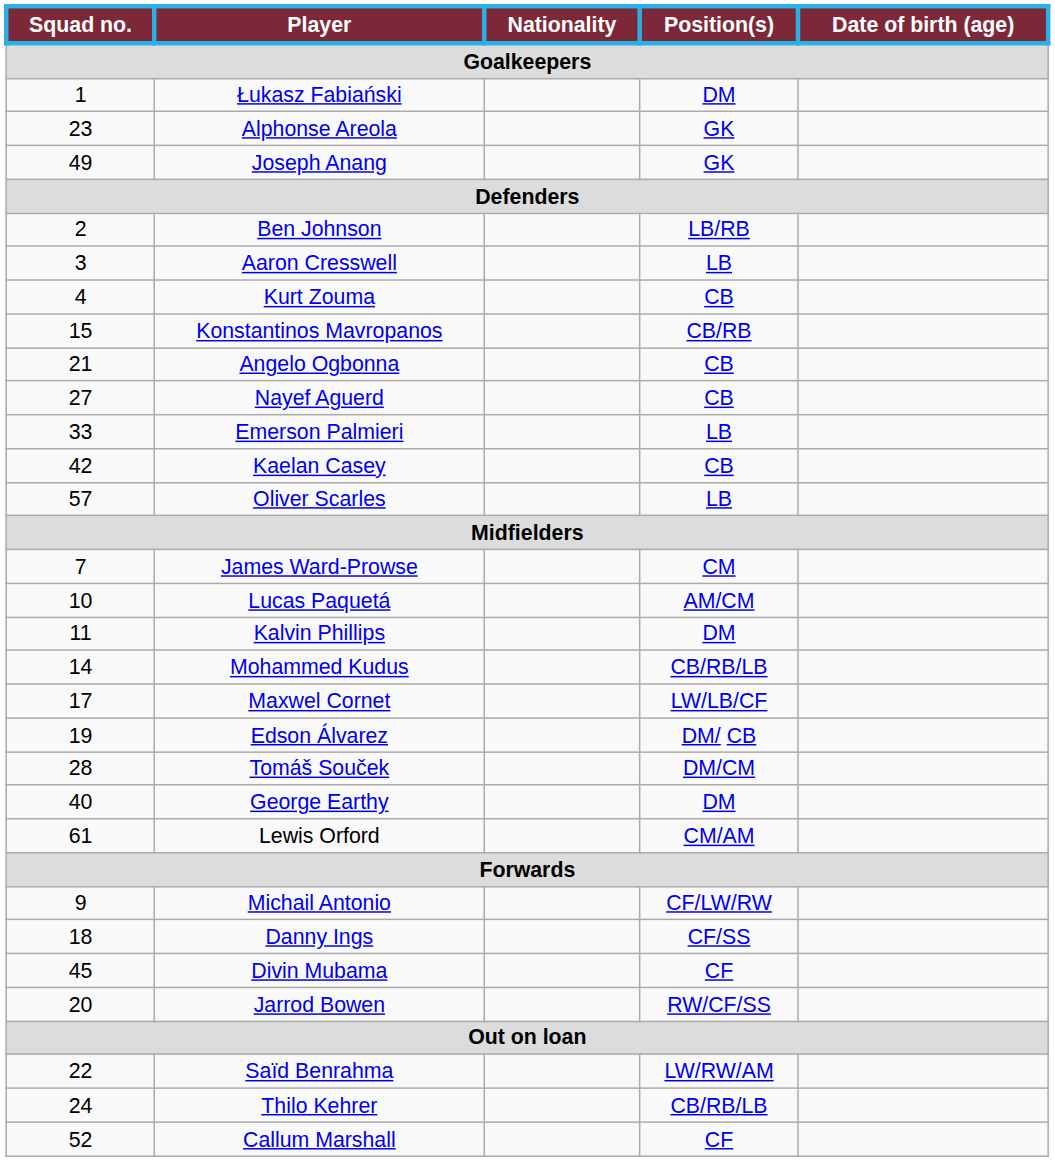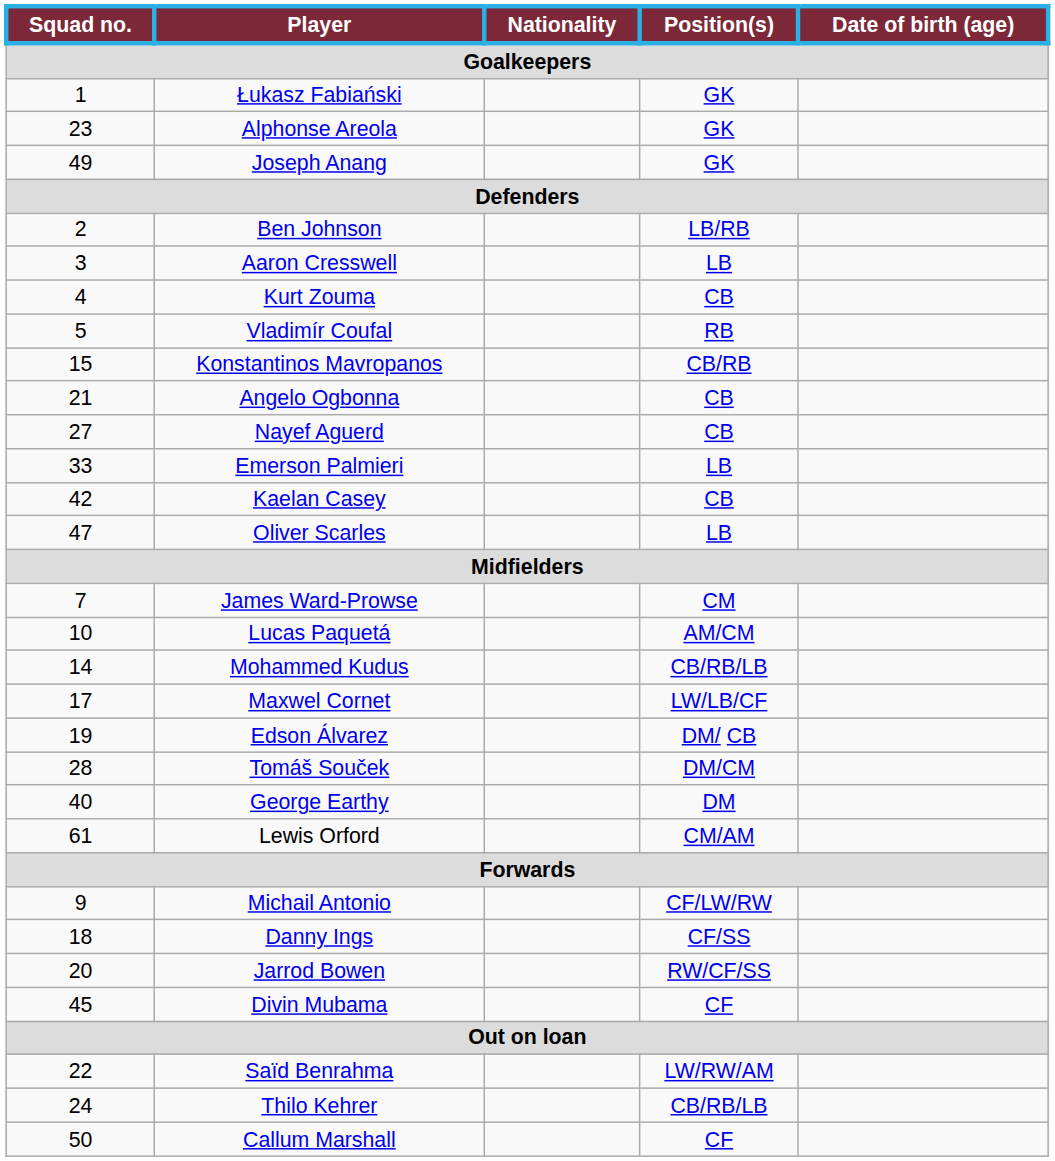(719, 95) DM -> (719, 95) GK
+ row: (319, 331)
(81, 499) 57 -> (81, 533) 47
- row: (319, 634)
rows swapped: (319, 1004) <-> (319, 971)
(81, 1139) 52 -> (81, 1139) 50
